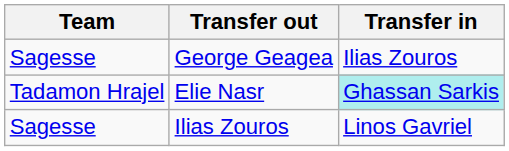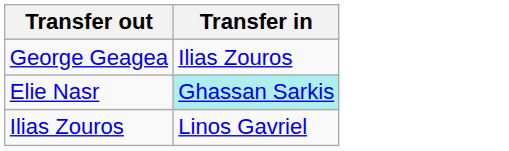- column: (87, 22)
